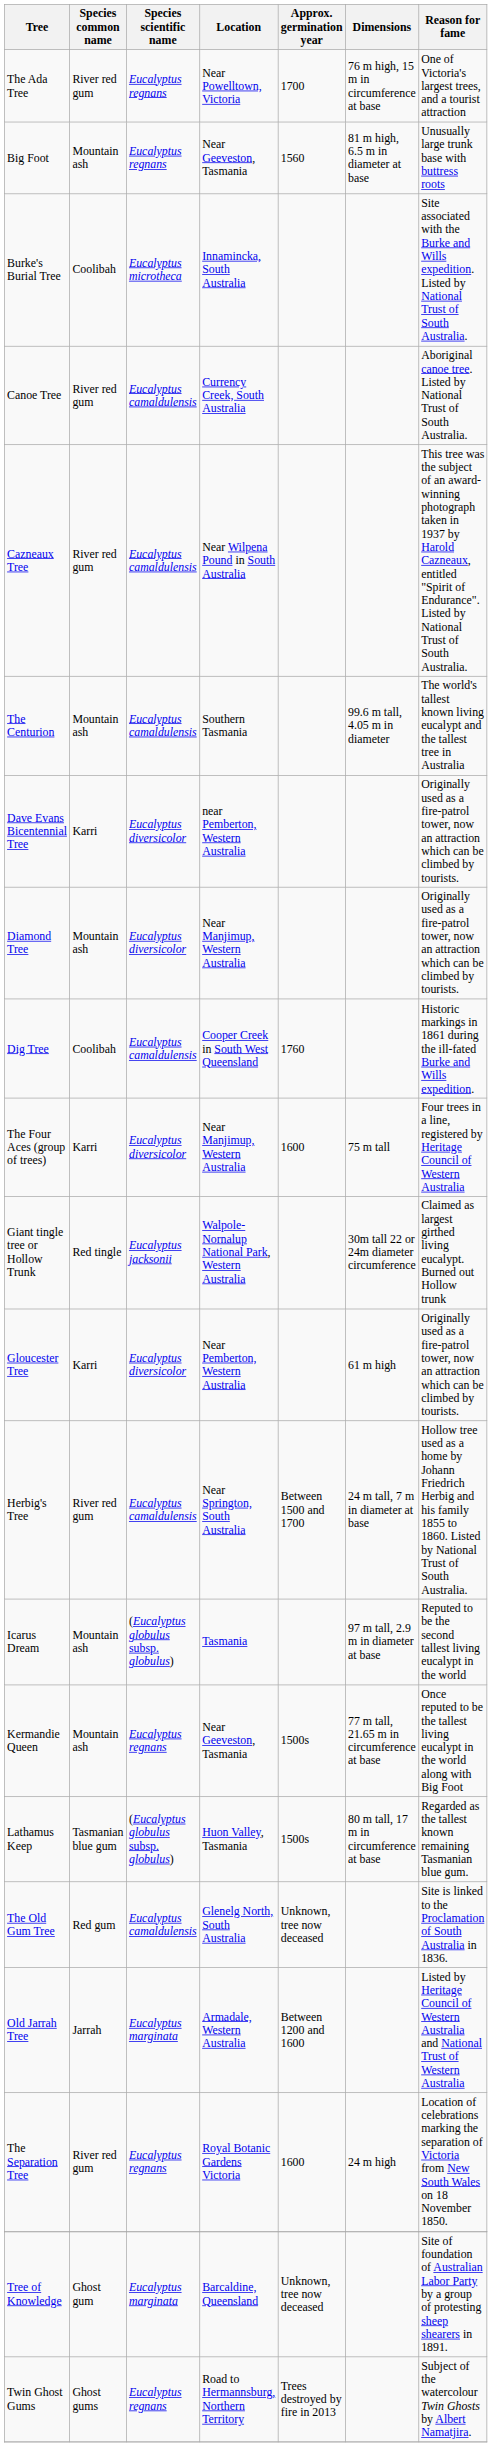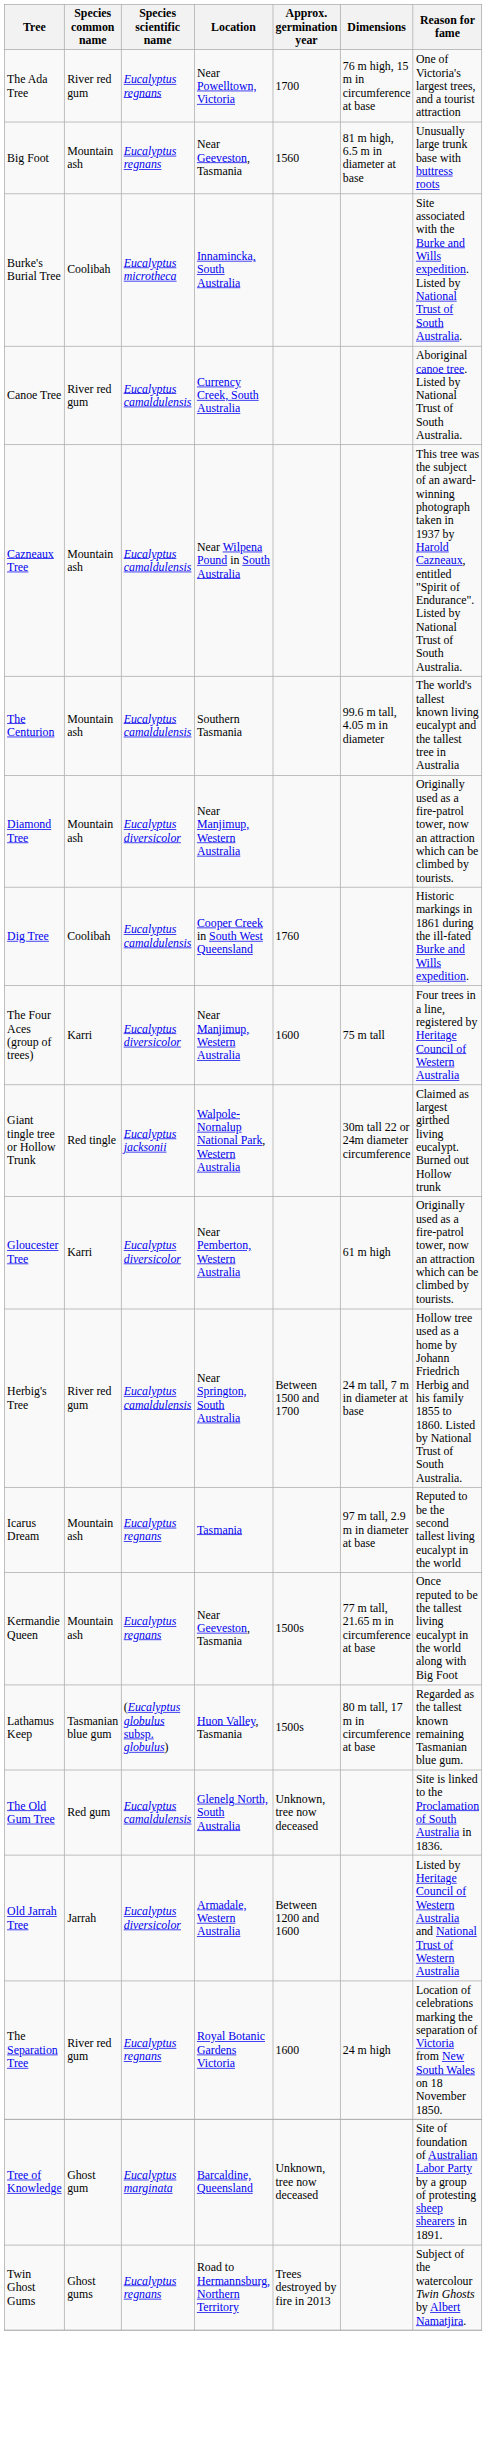(95, 560) River red gum -> (90, 560) Mountain ash
- row: (37, 831)
(157, 1642) (Eucalyptus globulus subsp. globulus) -> (150, 1530) Eucalyptus regnans
(155, 2030) Eucalyptus marginata -> (152, 1918) Eucalyptus diversicolor
